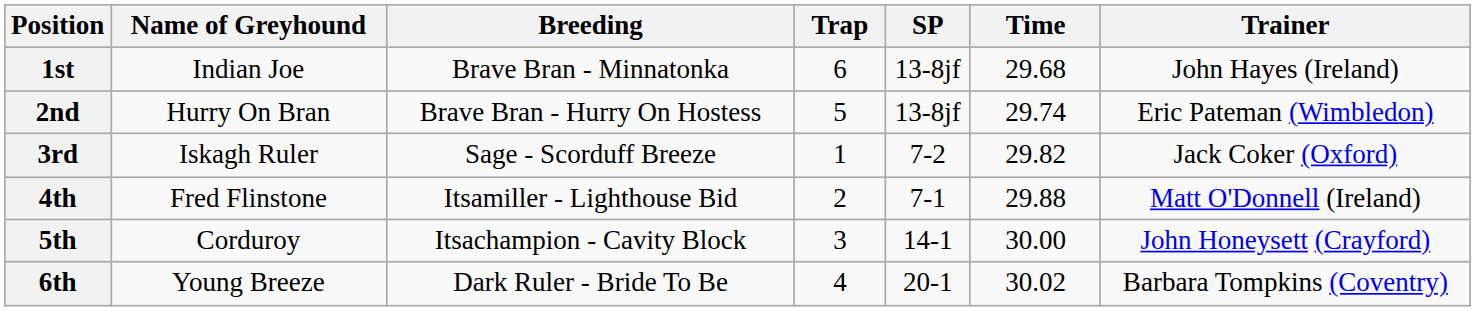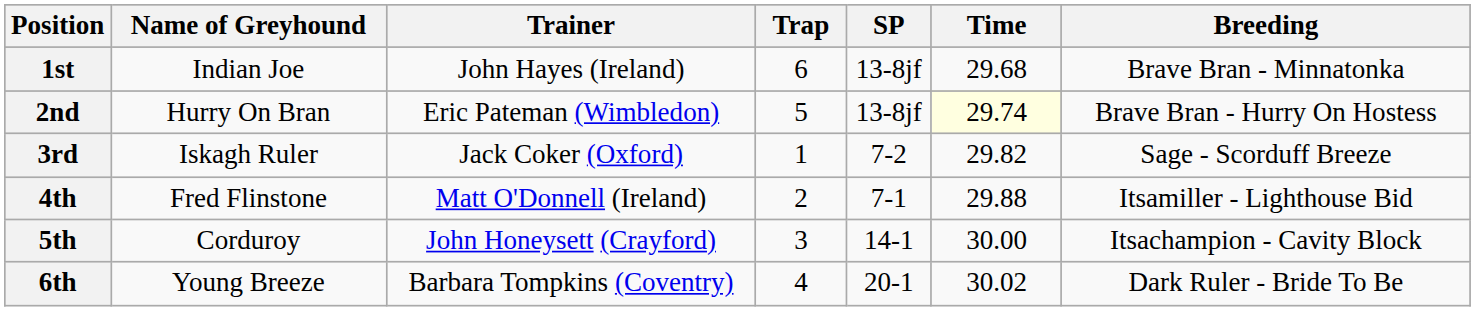columns swapped: (591, 25) <-> (1285, 25)
(1036, 111) no background -> (997, 111) lightyellow background
